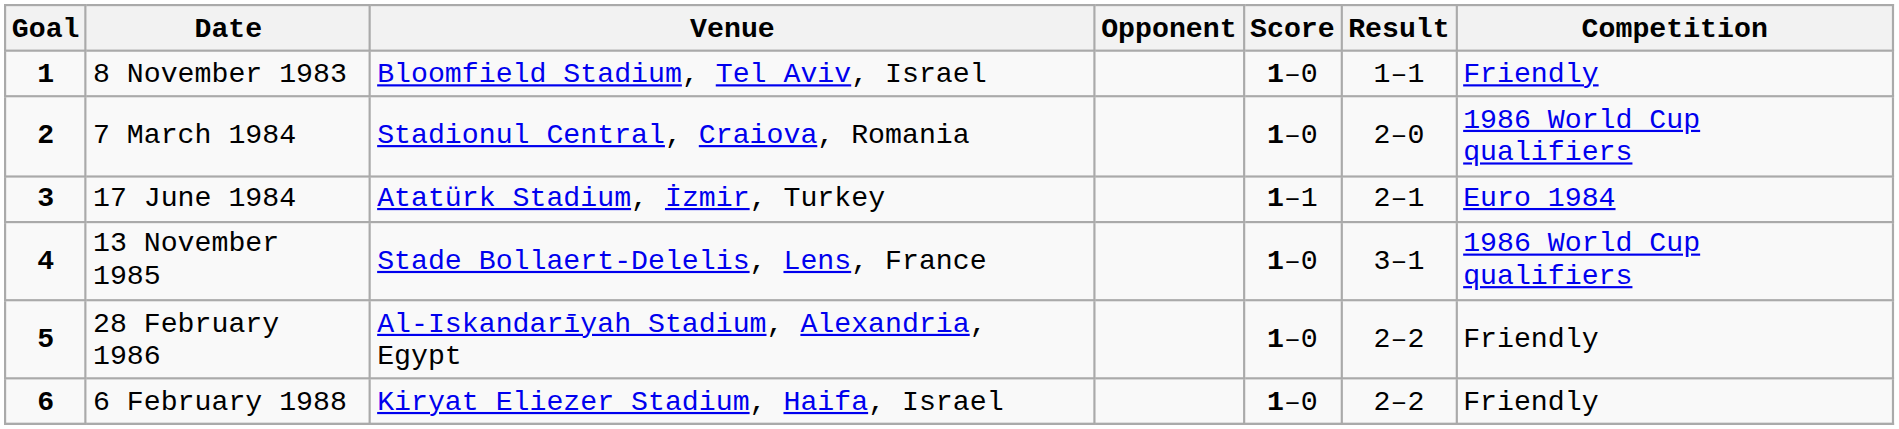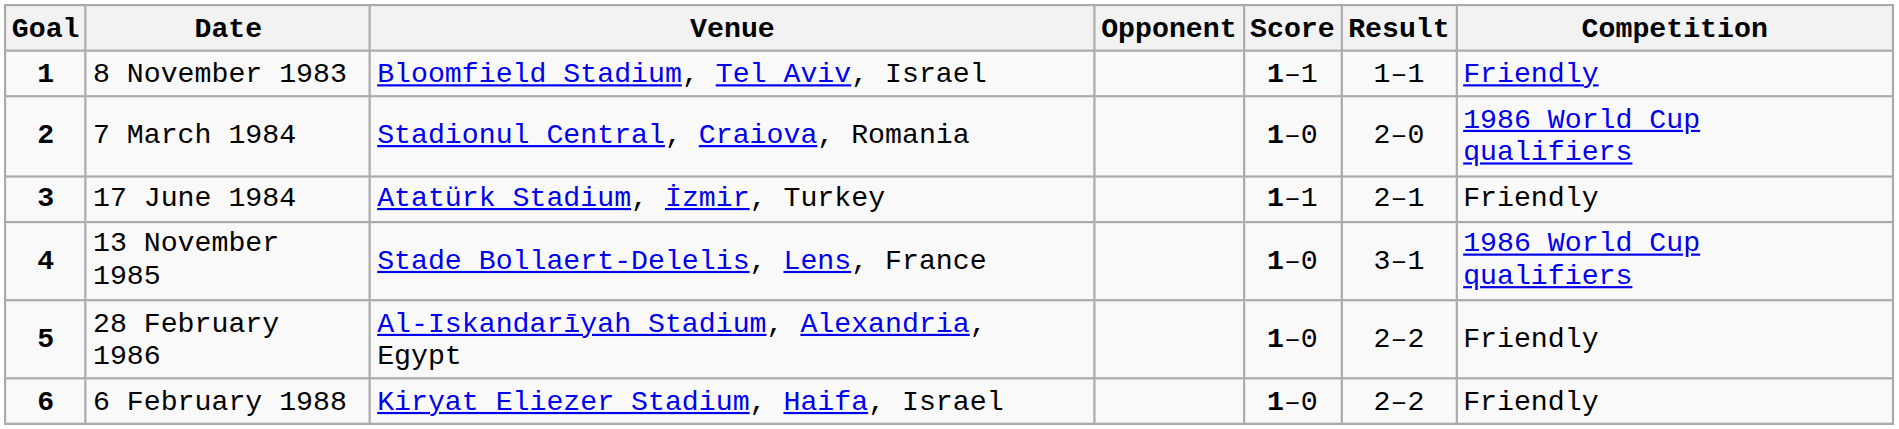(1292, 74) 1–0 -> (1292, 74) 1–1
(1539, 199) Euro 1984 -> (1531, 199) Friendly
